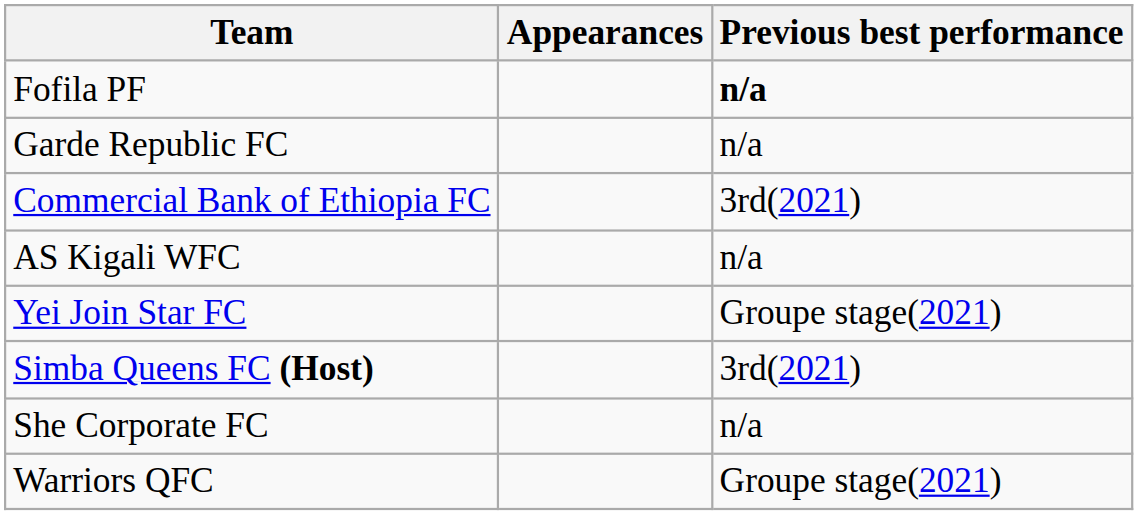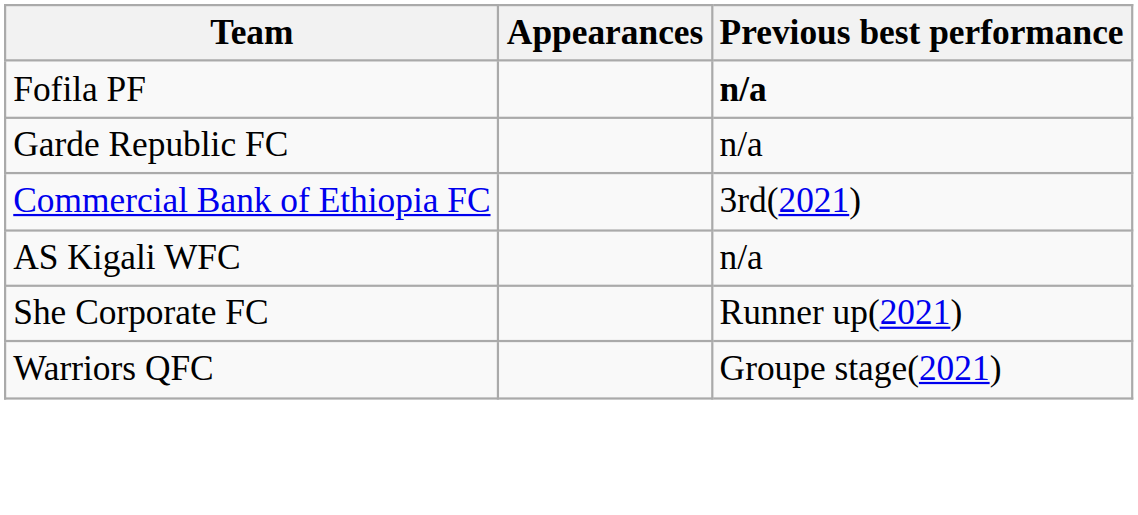- row: (130, 312)
- row: (193, 369)
(741, 425) n/a -> (841, 312) Runner up(2021)
